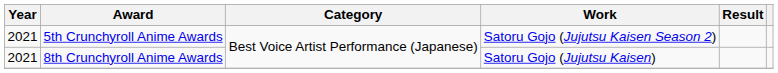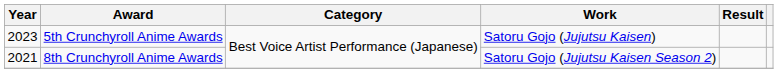(22, 36) 2021 -> (22, 36) 2023
(600, 36) Satoru Gojo (Jujutsu Kaisen Season 2) -> (570, 36) Satoru Gojo (Jujutsu Kaisen)
(570, 57) Satoru Gojo (Jujutsu Kaisen) -> (600, 57) Satoru Gojo (Jujutsu Kaisen Season 2)
